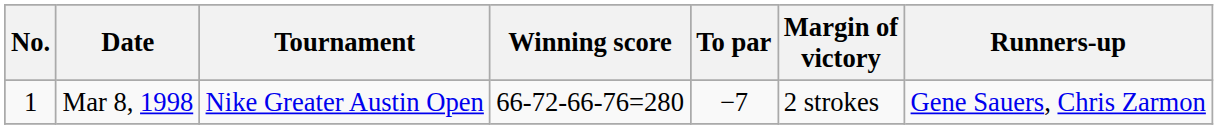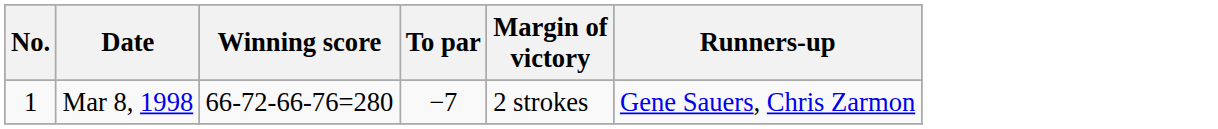- column: (345, 42)
